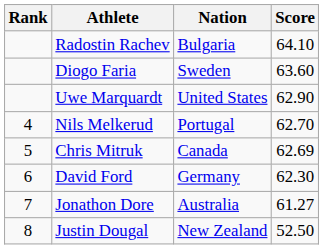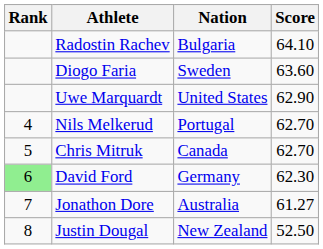(295, 151) 62.69 -> (295, 151) 62.70
(28, 177) no background -> (28, 177) lightgreen background
